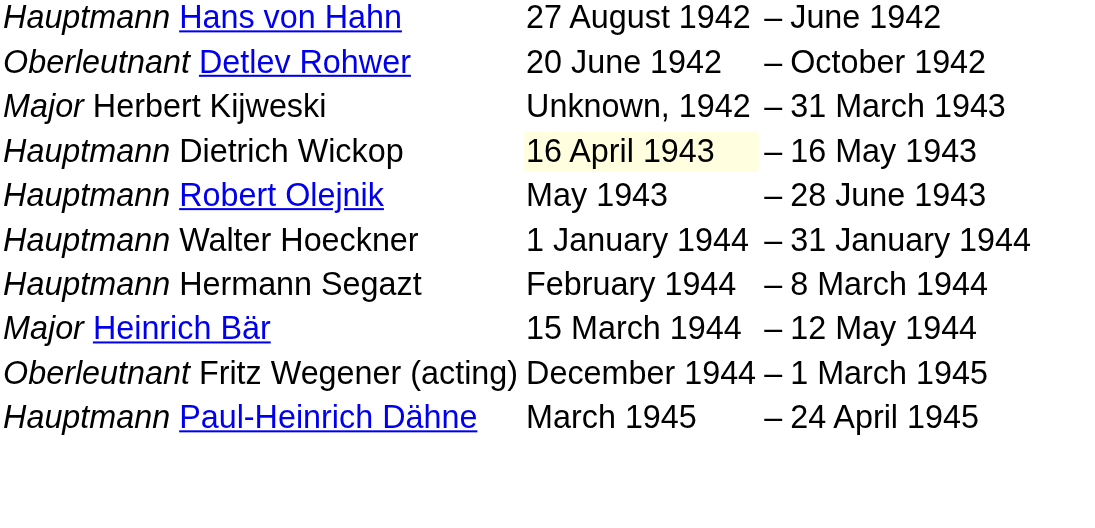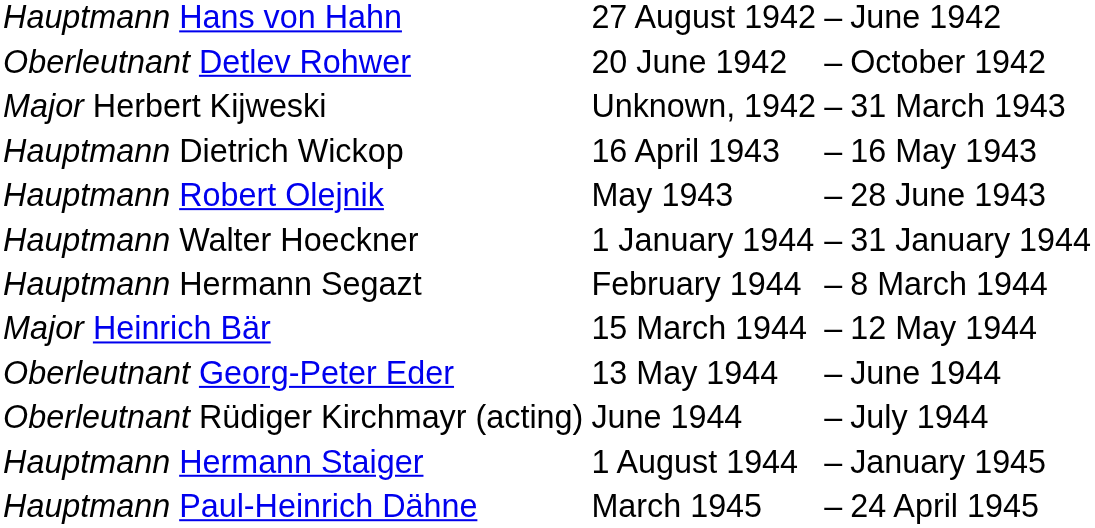(620, 151) lightyellow background -> (686, 151) no background
+ row: (229, 373)
+ row: (293, 417)
+ row: (213, 462)
- row: (261, 373)
